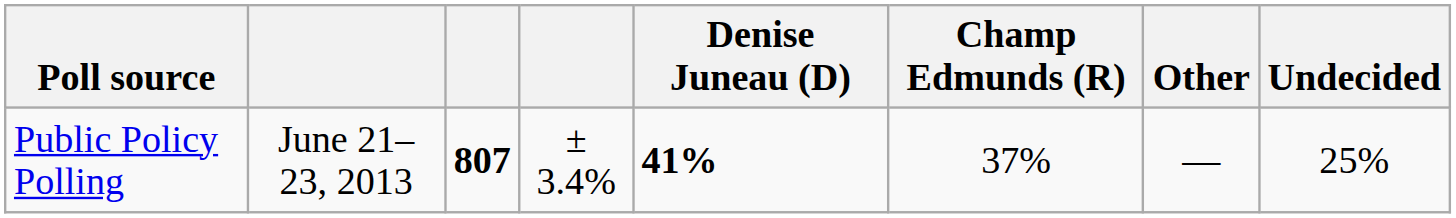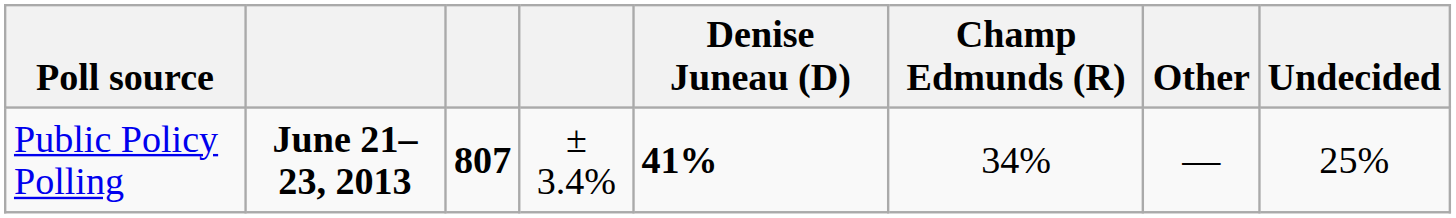(346, 159) normal -> (345, 159) bold
(1016, 159) 37% -> (1016, 159) 34%
